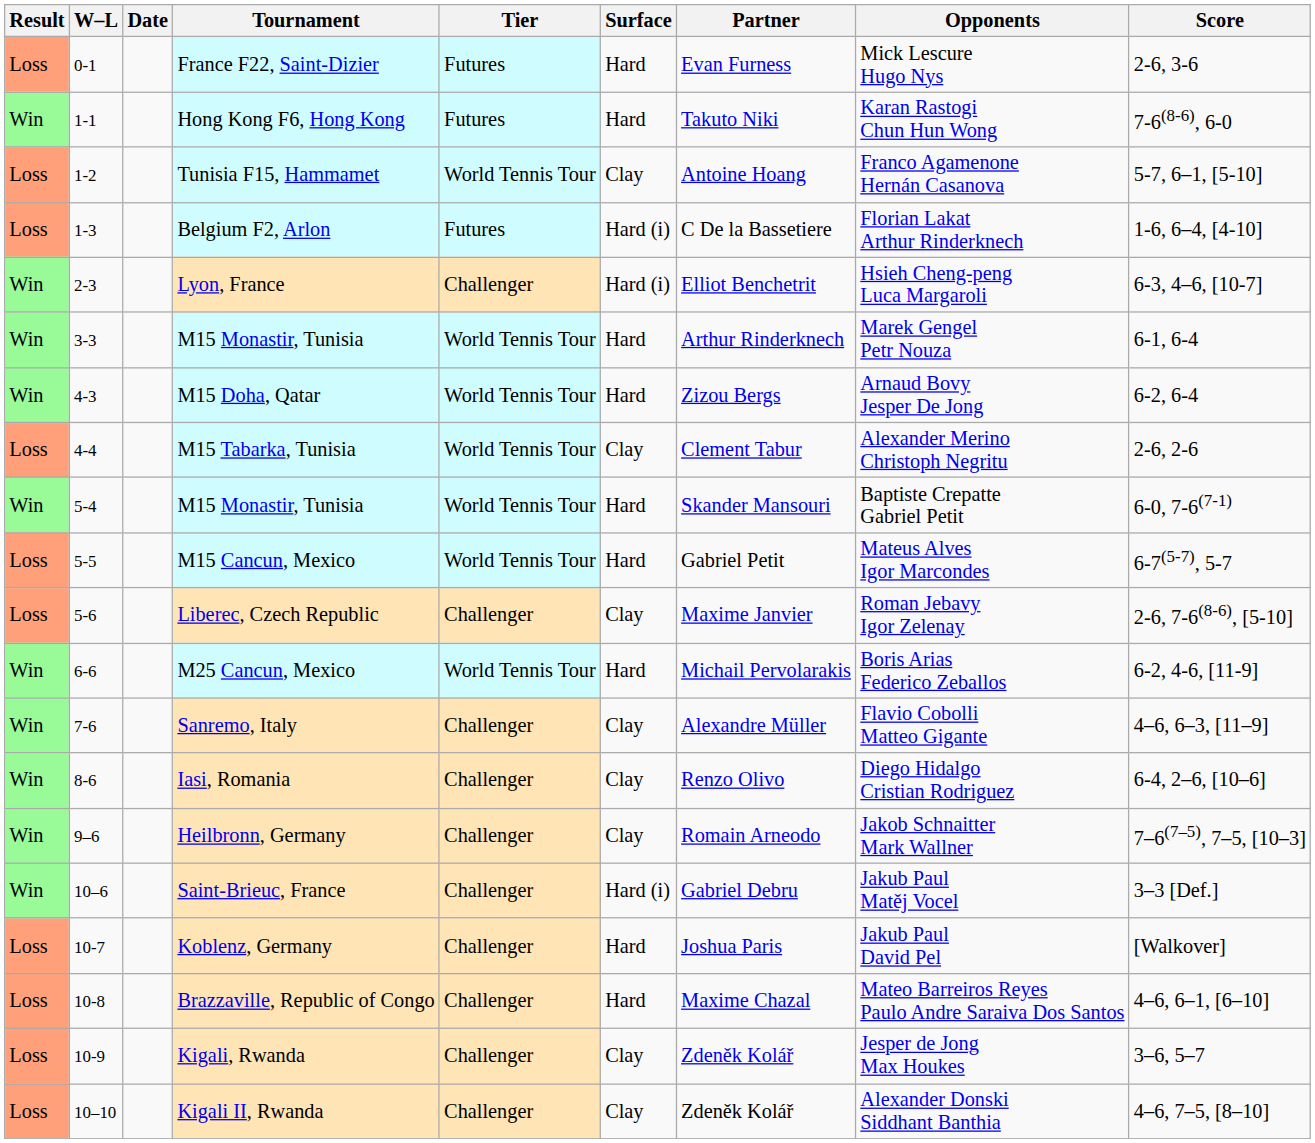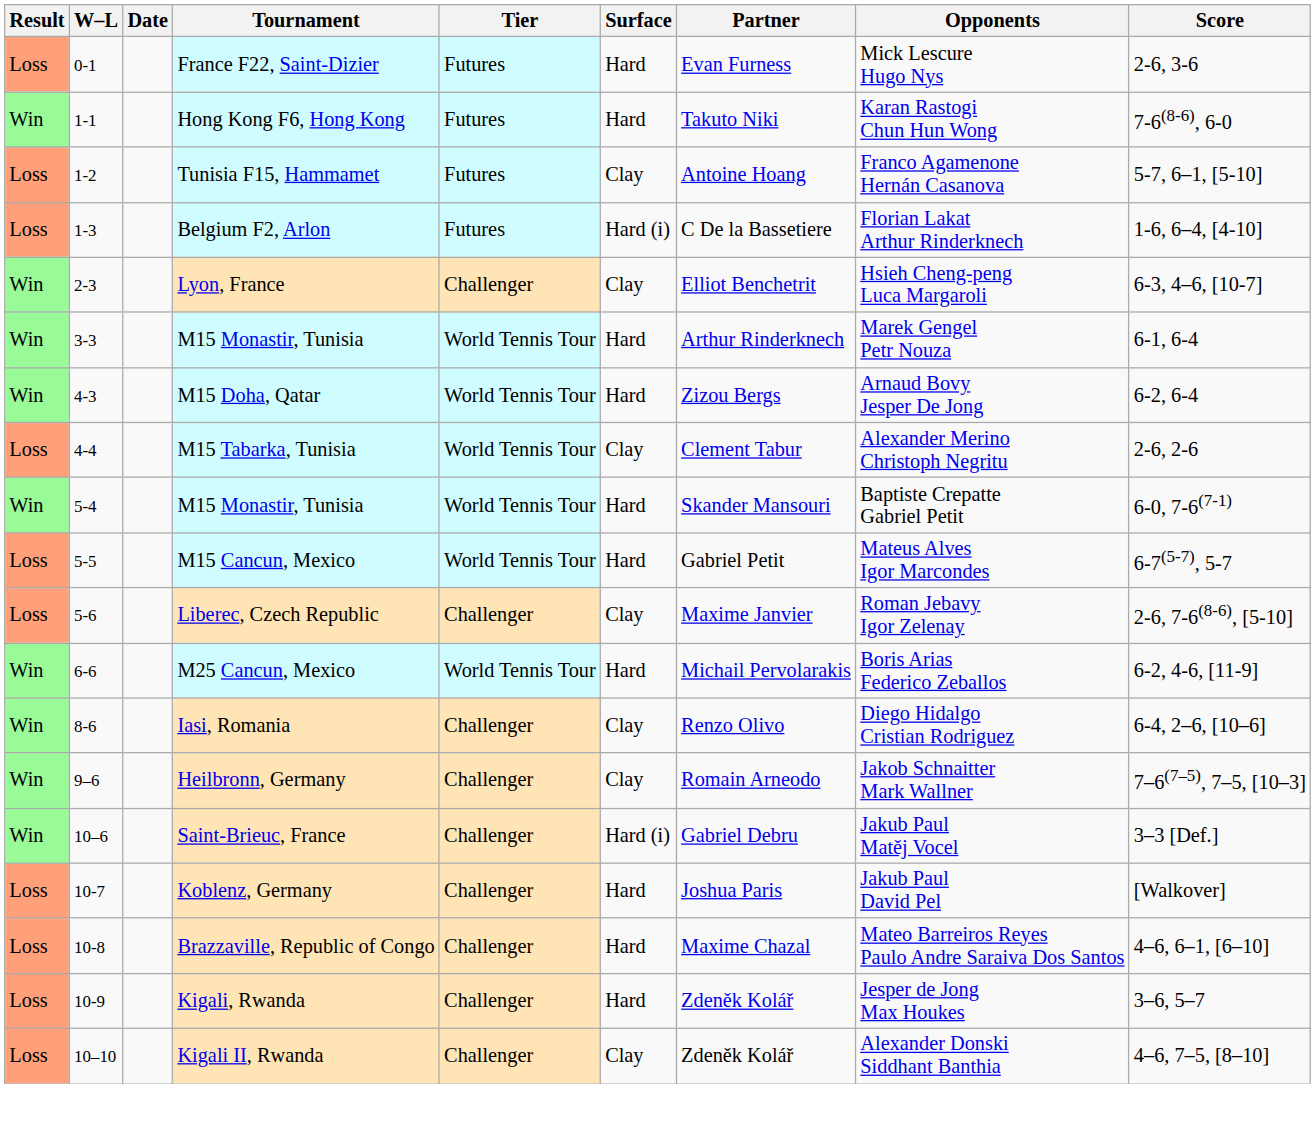(520, 174) World Tennis Tour -> (475, 174) Futures
(638, 284) Hard (i) -> (624, 284) Clay
- row: (85, 726)
(624, 1055) Clay -> (625, 1000) Hard
